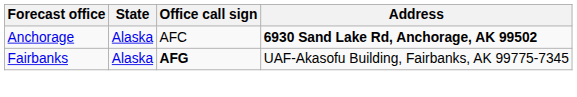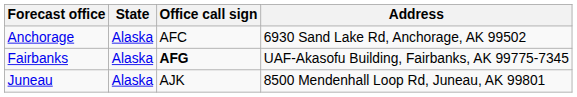(400, 37) bold -> (395, 37) normal
+ row: (30, 80)
